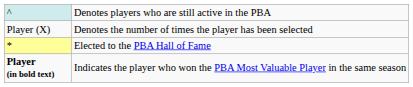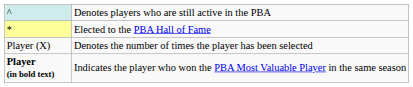rows swapped: (9, 45) <-> (29, 29)
